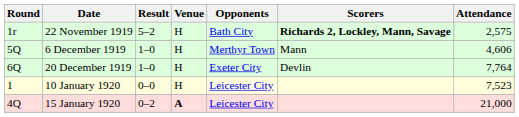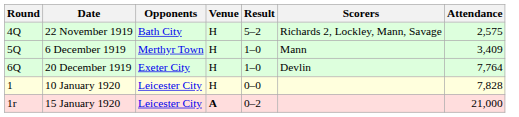columns swapped: (242, 13) <-> (153, 13)
(12, 31) 1r -> (14, 31) 4Q
(365, 31) bold -> (361, 31) normal
(499, 49) 4,606 -> (490, 49) 3,409
(499, 85) 7,523 -> (490, 85) 7,828
(14, 103) 4Q -> (12, 103) 1r
